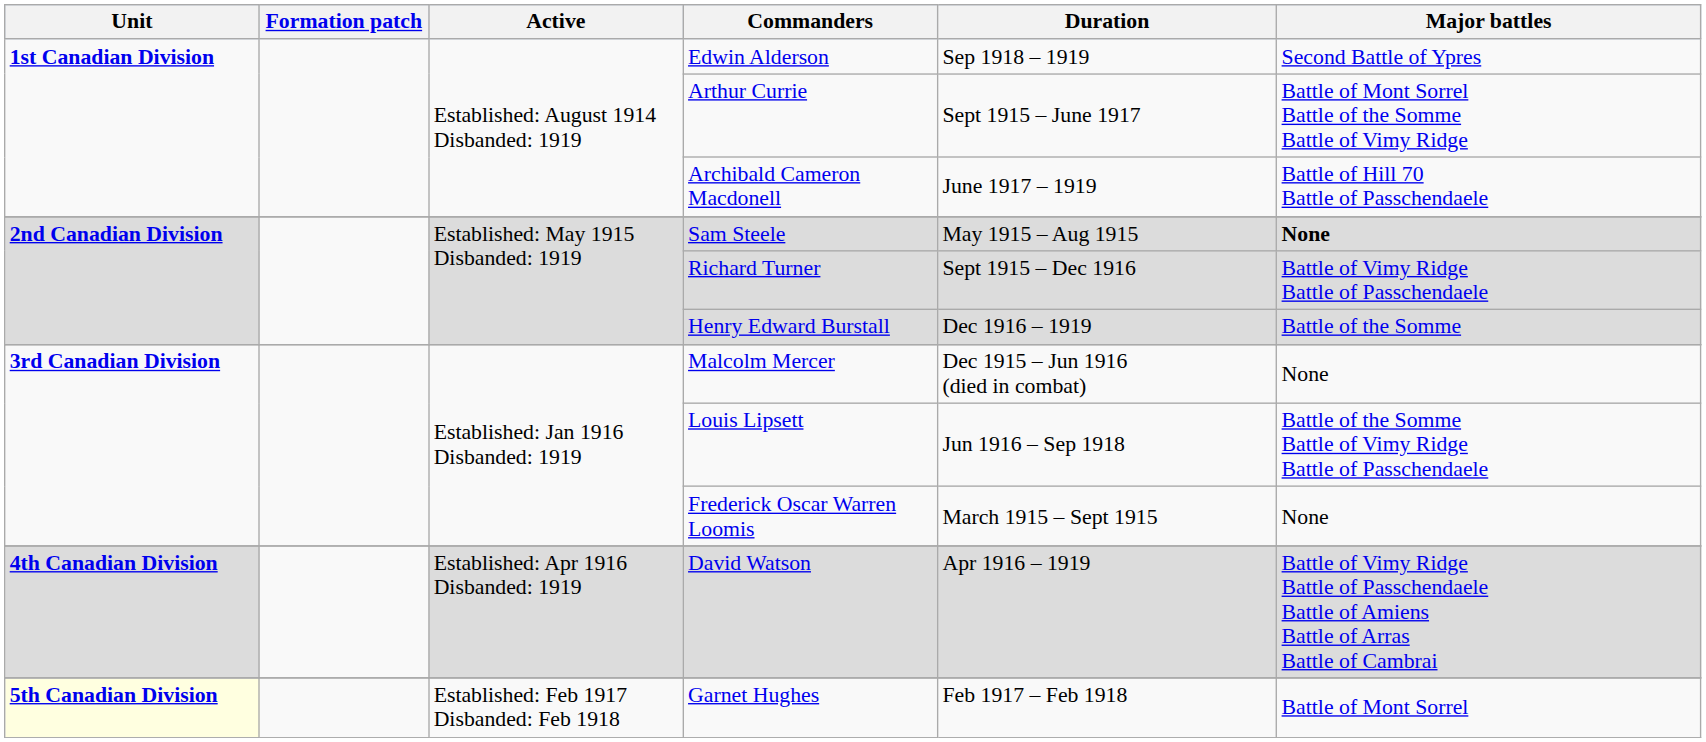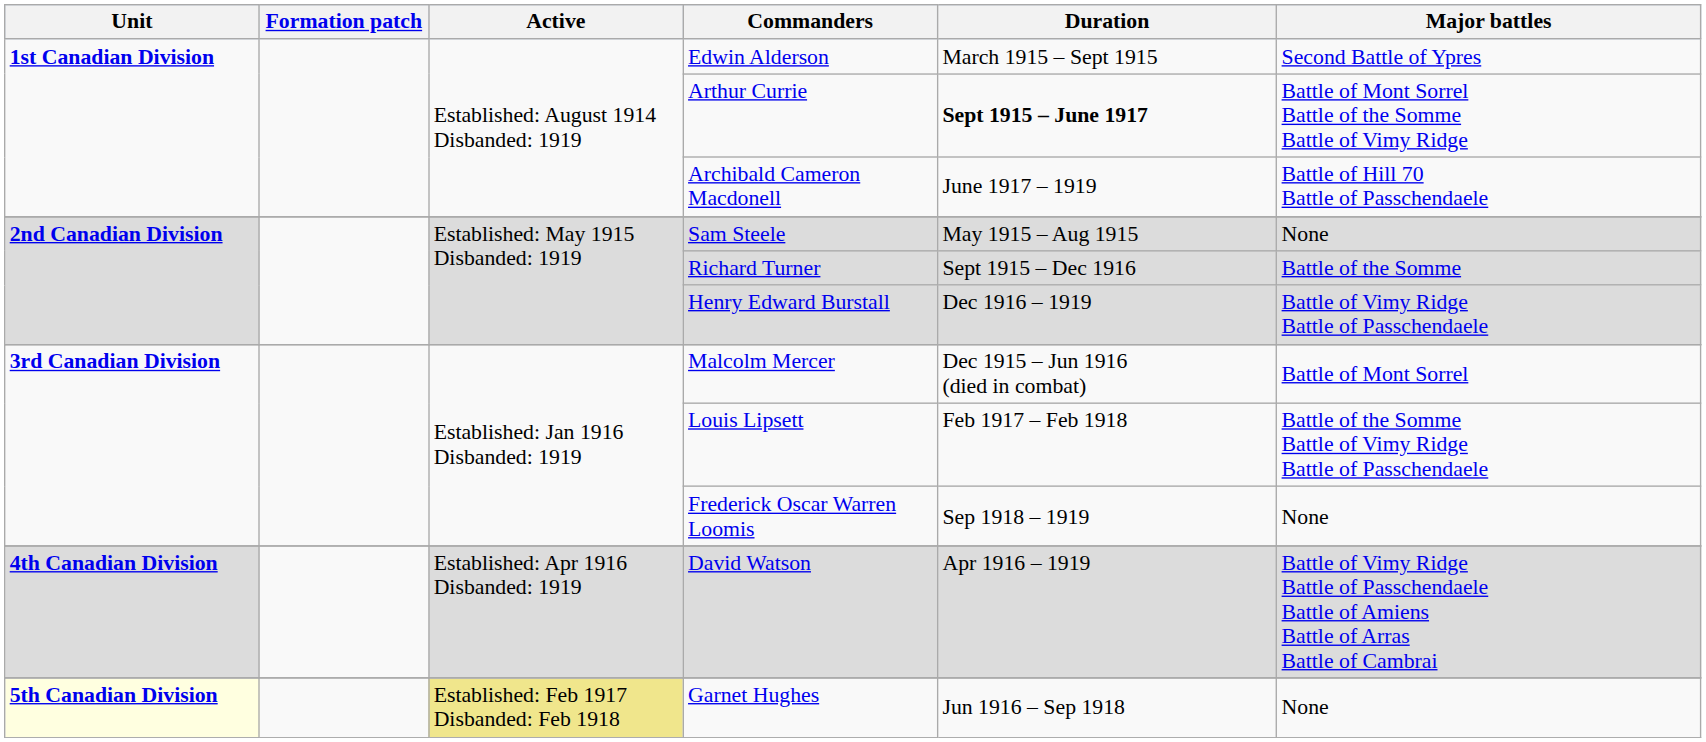(1016, 56) Sep 1918 – 1919 -> (1050, 56) March 1915 – Sept 1915
(1042, 115) normal -> (1045, 115) bold
(1306, 233) bold -> (1305, 233) normal
(1385, 279) Battle of Vimy Ridge Battle of Passchendaele -> (1371, 267) Battle of the Somme
(1371, 326) Battle of the Somme -> (1385, 314) Battle of Vimy Ridge Battle of Passchendaele
(1305, 373) None -> (1375, 373) Battle of Mont Sorrel
(1034, 444) Jun 1916 – Sep 1918 -> (1035, 420) Feb 1917 – Feb 1918
(1050, 515) March 1915 – Sept 1915 -> (1016, 515) Sep 1918 – 1919
(530, 707) no background -> (530, 707) khaki background
(1035, 695) Feb 1917 – Feb 1918 -> (1034, 707) Jun 1916 – Sep 1918
(1375, 707) Battle of Mont Sorrel -> (1305, 707) None
